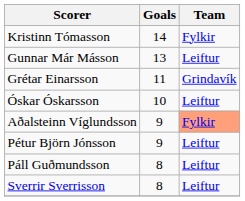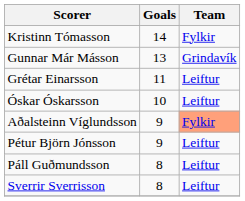(201, 57) Leiftur -> (209, 57) Grindavík
(209, 79) Grindavík -> (201, 79) Leiftur
